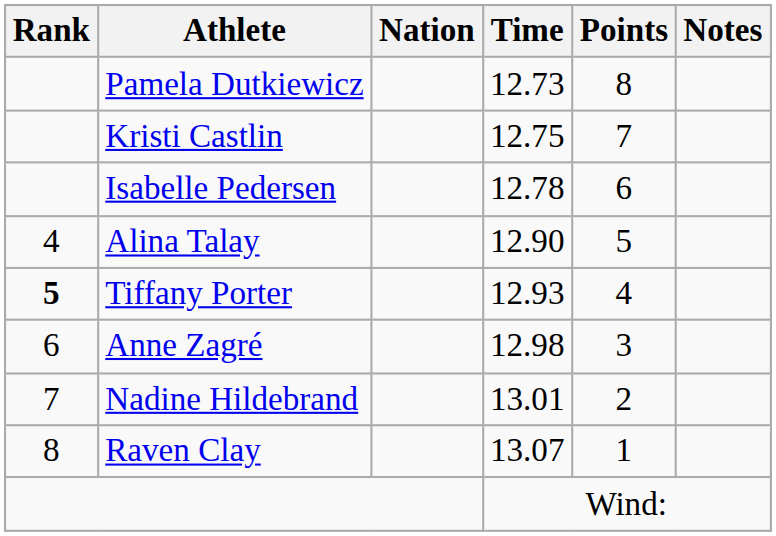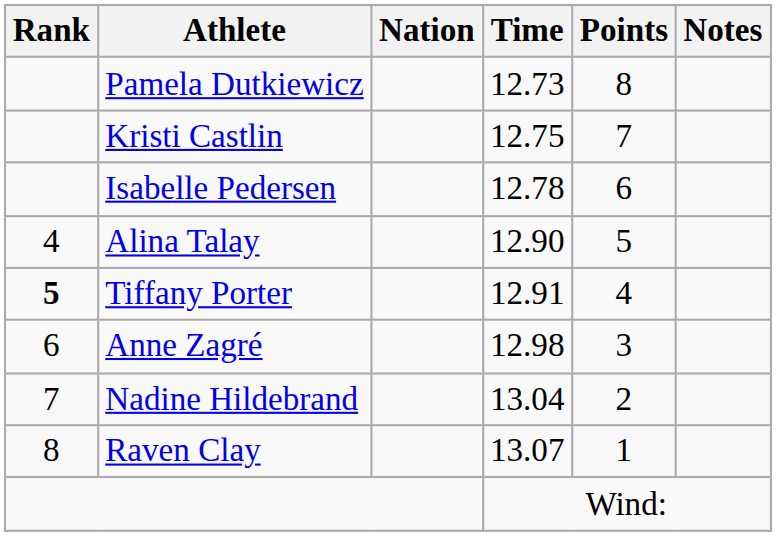(527, 293) 12.93 -> (527, 293) 12.91
(527, 398) 13.01 -> (527, 398) 13.04
